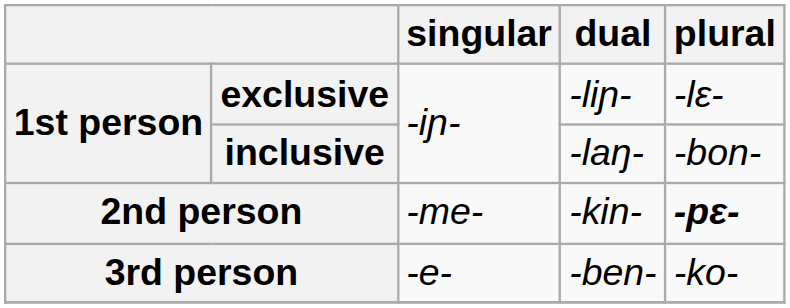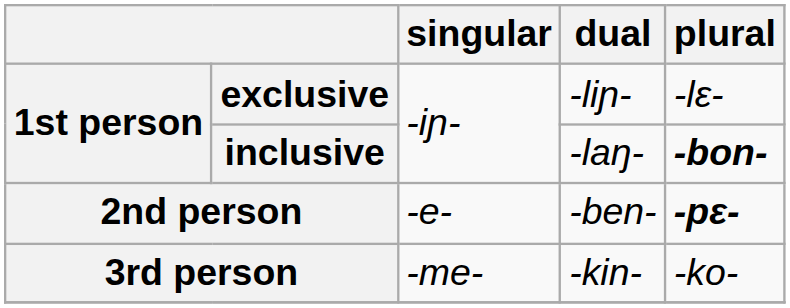(718, 152) normal -> (721, 152) bold
(445, 212) -me- -> (429, 212) -e-
(606, 212) -kin- -> (613, 212) -ben-
(429, 271) -e- -> (445, 271) -me-
(613, 271) -ben- -> (606, 271) -kin-
